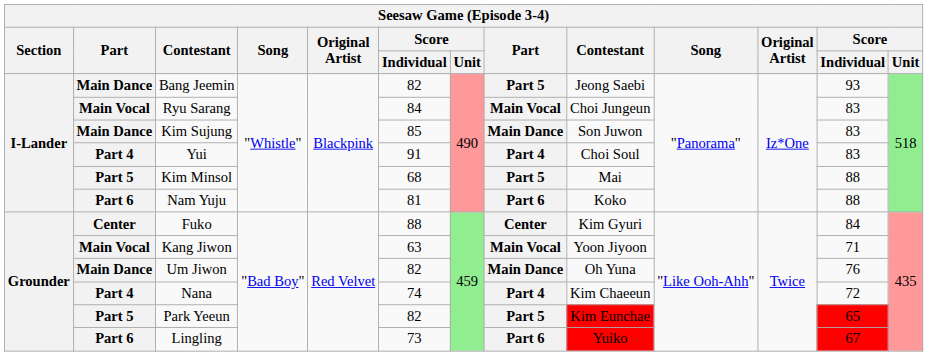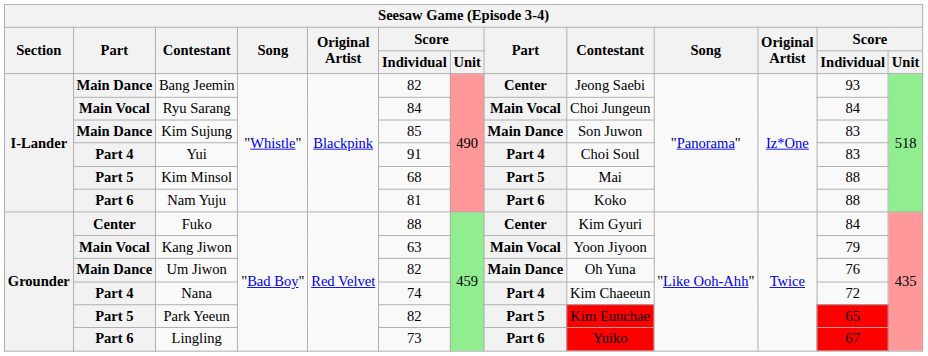(525, 85) Part 5 -> (525, 85) Center
(853, 108) 83 -> (853, 108) 84
(853, 246) 71 -> (853, 246) 79
